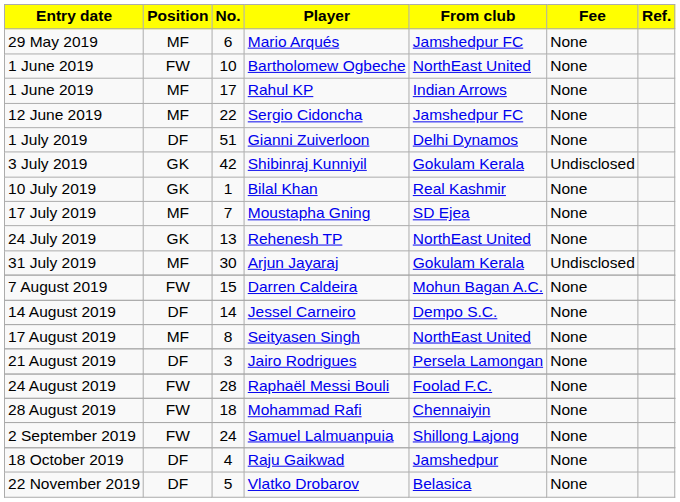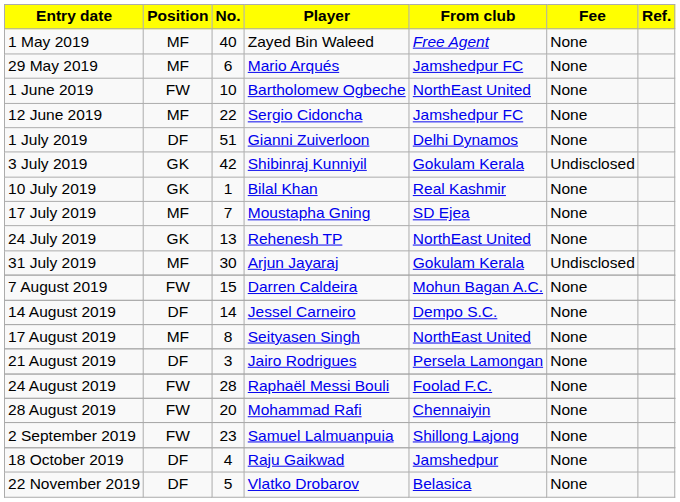+ row: (311, 41)
- row: (281, 90)
(228, 410) 18 -> (228, 410) 20
(228, 435) 24 -> (228, 435) 23
